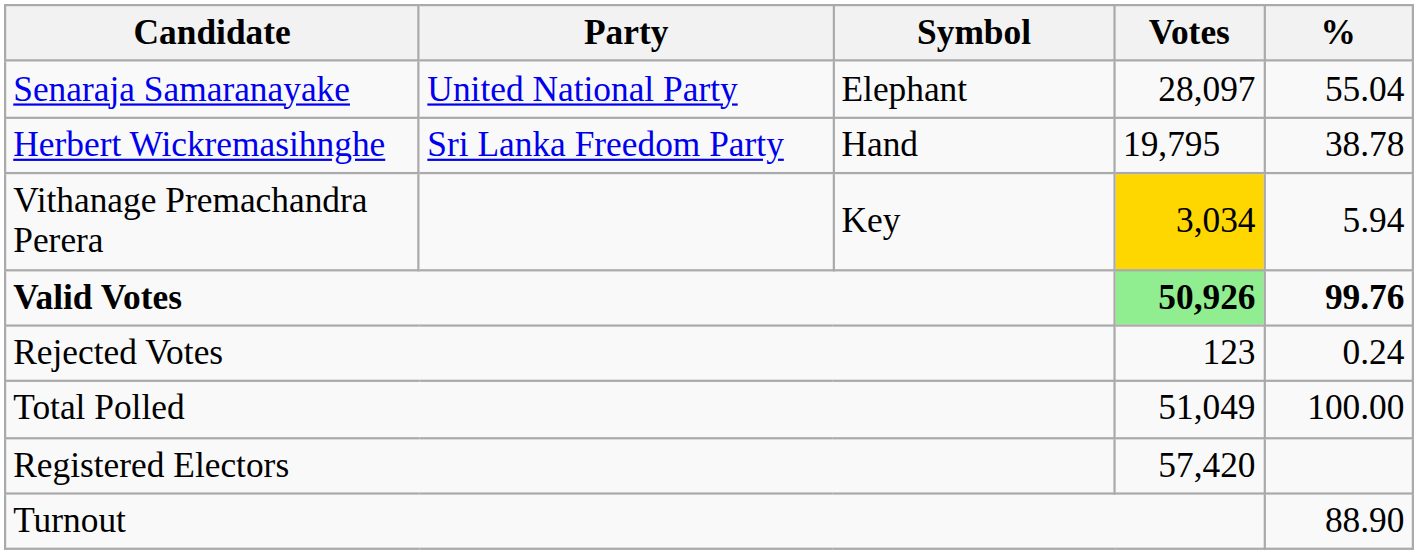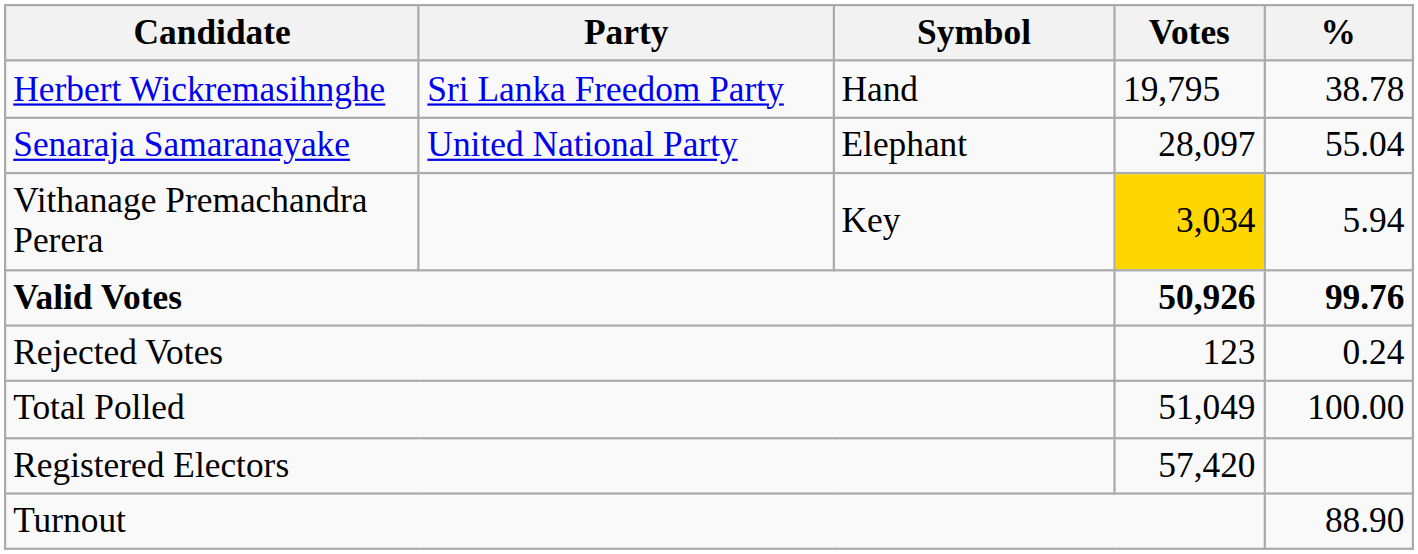rows swapped: (182, 88) <-> (199, 144)
(1207, 296) lightgreen background -> (1207, 296) no background
